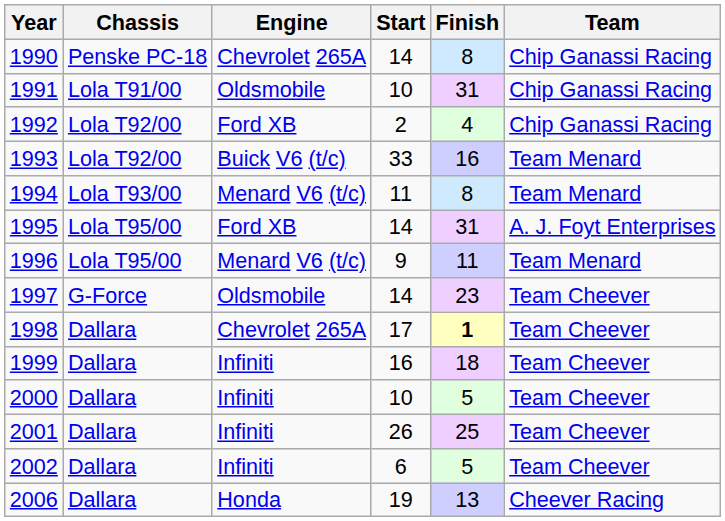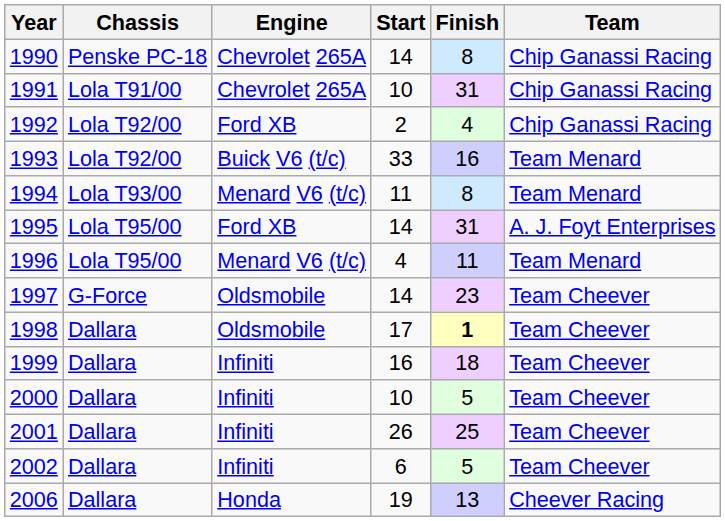(271, 90) Oldsmobile -> (292, 90) Chevrolet 265A
(401, 261) 9 -> (401, 261) 4
(292, 329) Chevrolet 265A -> (271, 329) Oldsmobile
